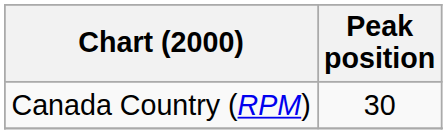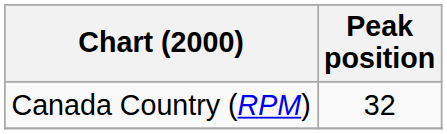(380, 104) 30 -> (380, 104) 32
